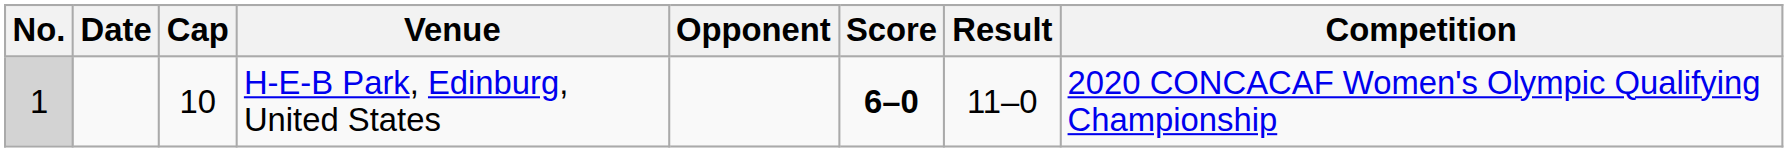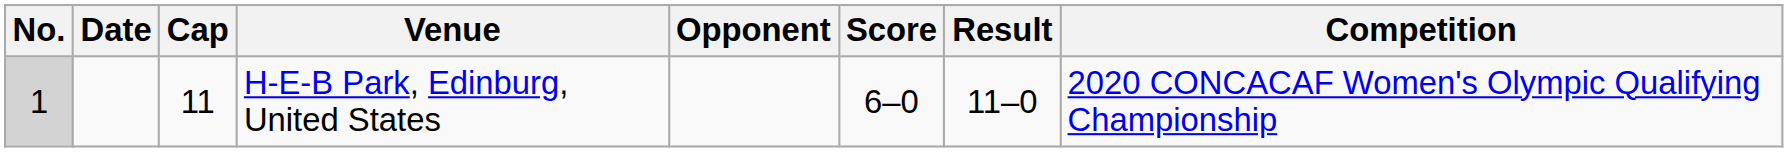(198, 100) 10 -> (198, 100) 11
(891, 100) bold -> (891, 100) normal
